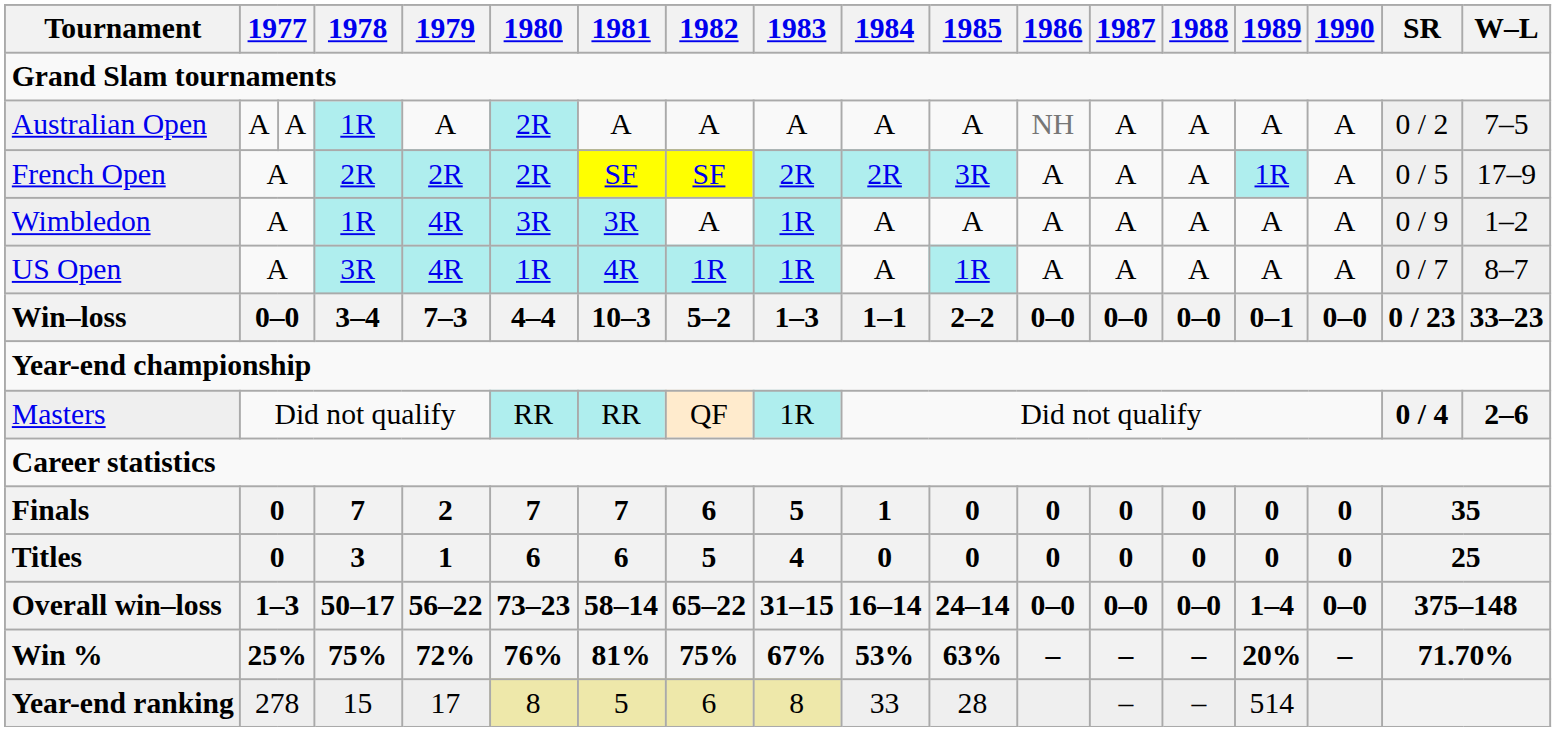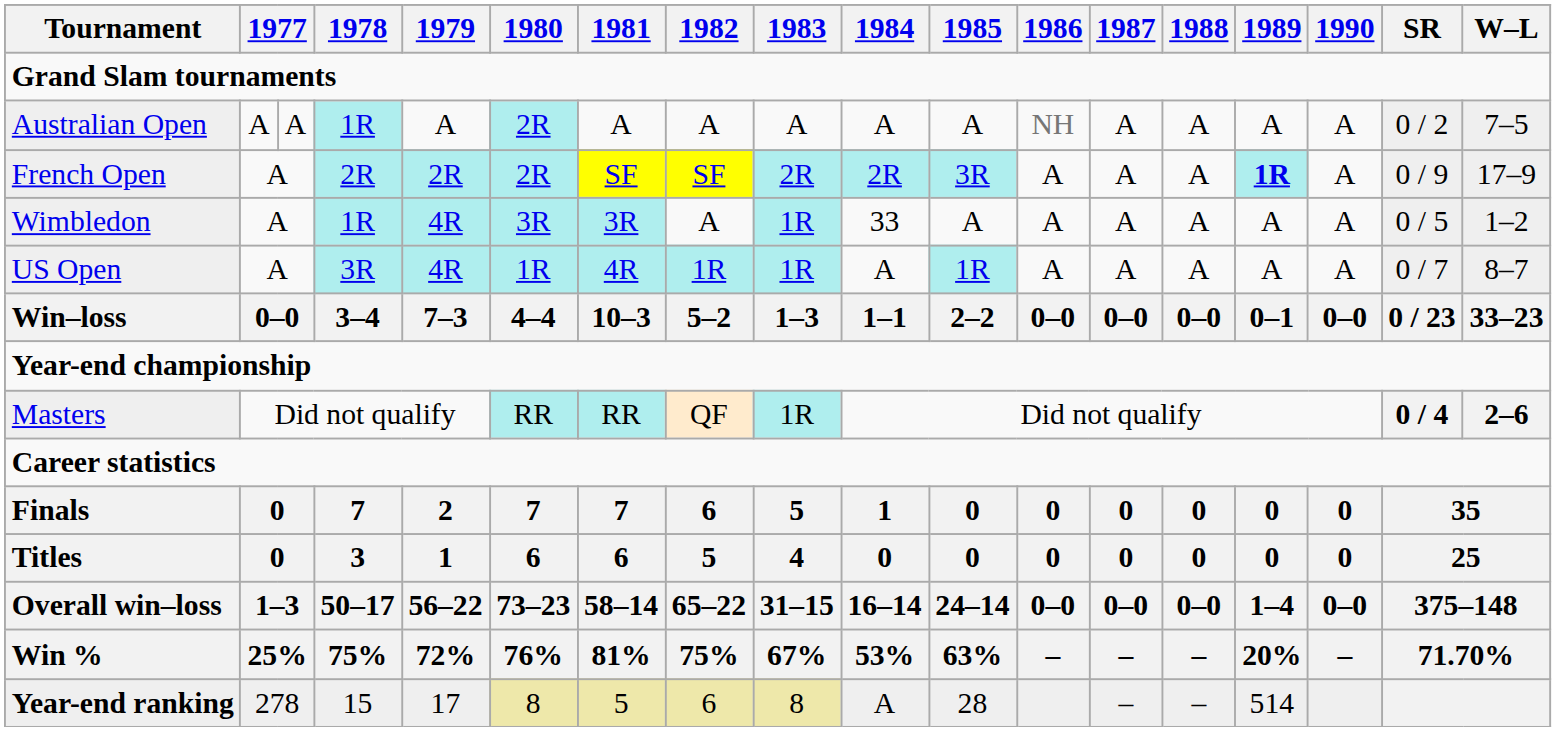(1272, 172) normal -> (1272, 172) bold
(1422, 172) 0 / 5 -> (1422, 172) 0 / 9
(885, 220) A -> (885, 220) 33
(1422, 220) 0 / 9 -> (1422, 220) 0 / 5
(885, 701) 33 -> (885, 701) A
